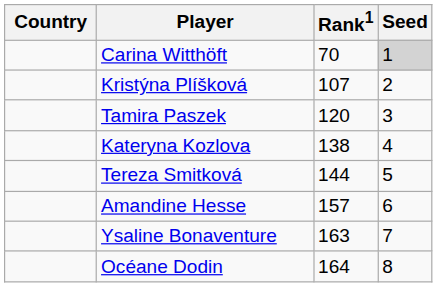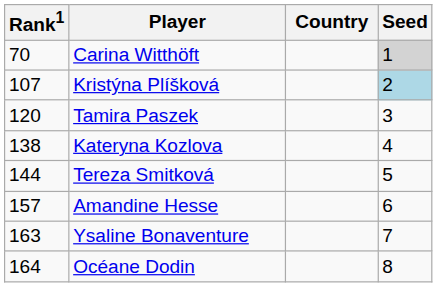columns swapped: (51, 22) <-> (346, 22)
(388, 85) no background -> (388, 85) lightblue background
